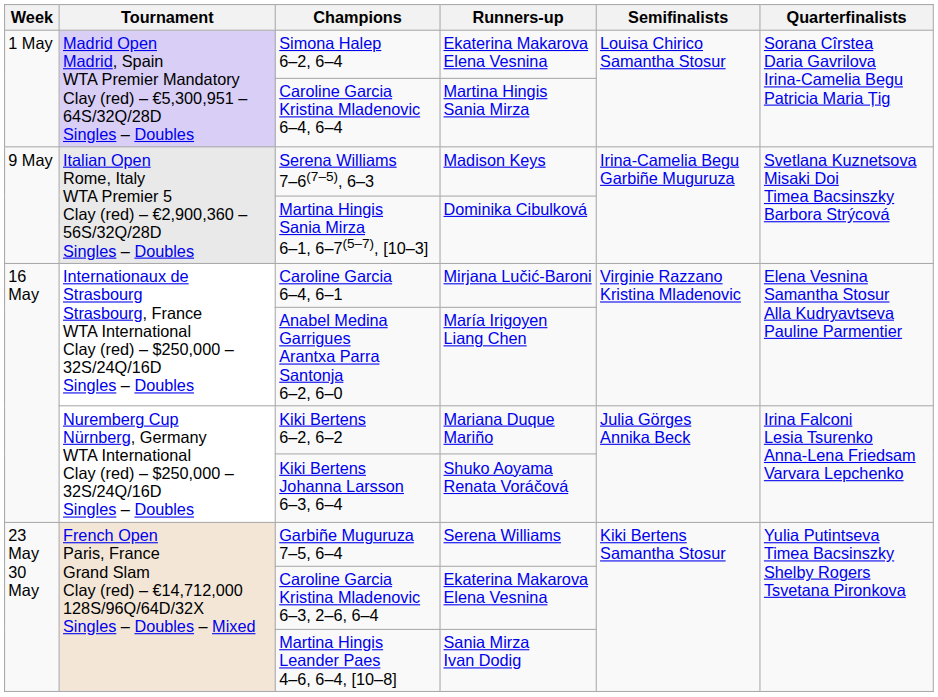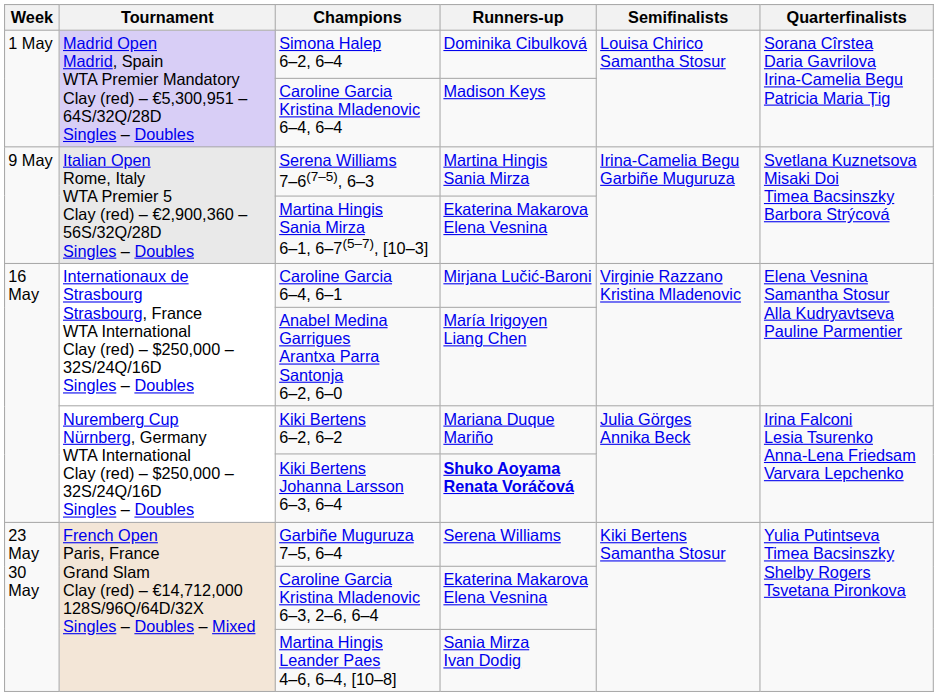(516, 52) Ekaterina Makarova Elena Vesnina -> (515, 43) Dominika Cibulková
(495, 101) Martina Hingis Sania Mirza -> (494, 92) Madison Keys
(495, 160) Madison Keys -> (495, 169) Martina Hingis Sania Mirza
(515, 209) Dominika Cibulková -> (516, 218) Ekaterina Makarova Elena Vesnina
(506, 477) normal -> (509, 477) bold
